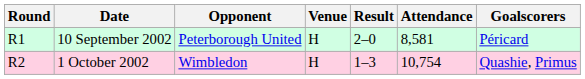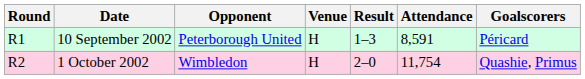(365, 39) 2–0 -> (365, 39) 1–3
(417, 39) 8,581 -> (417, 39) 8,591
(365, 62) 1–3 -> (365, 62) 2–0
(421, 62) 10,754 -> (421, 62) 11,754
